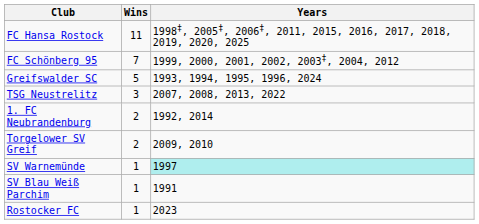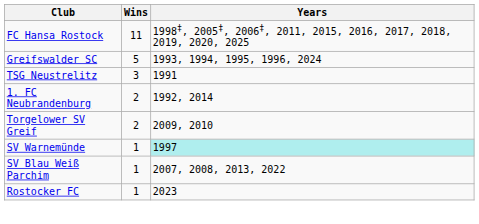- row: (52, 61)
(219, 94) 2007, 2008, 2013, 2022 -> (165, 76) 1991
(165, 189) 1991 -> (219, 170) 2007, 2008, 2013, 2022
